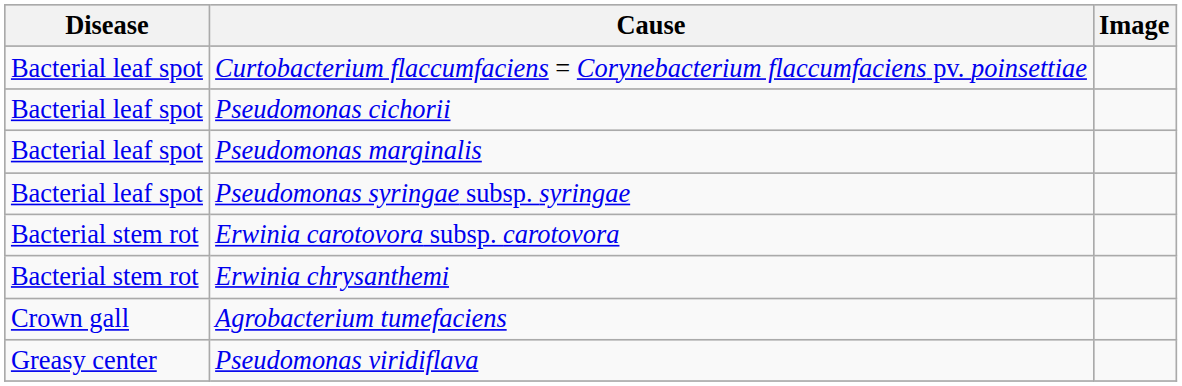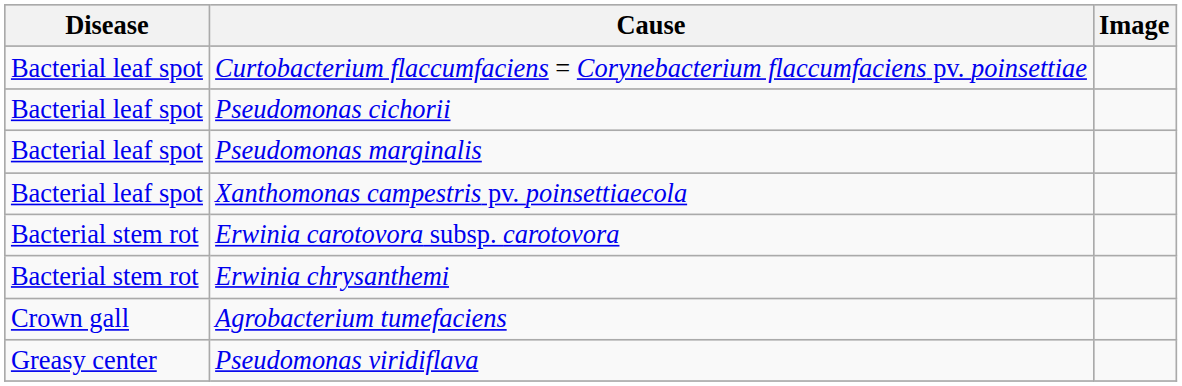- row: (423, 192)
+ row: (451, 192)
